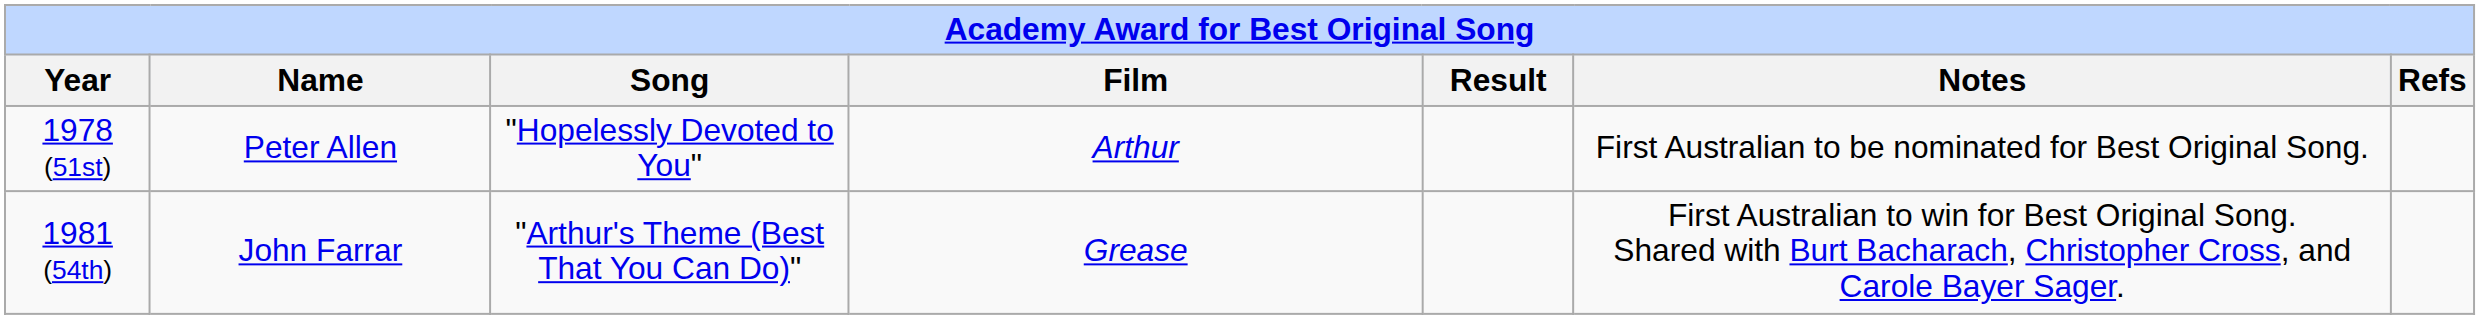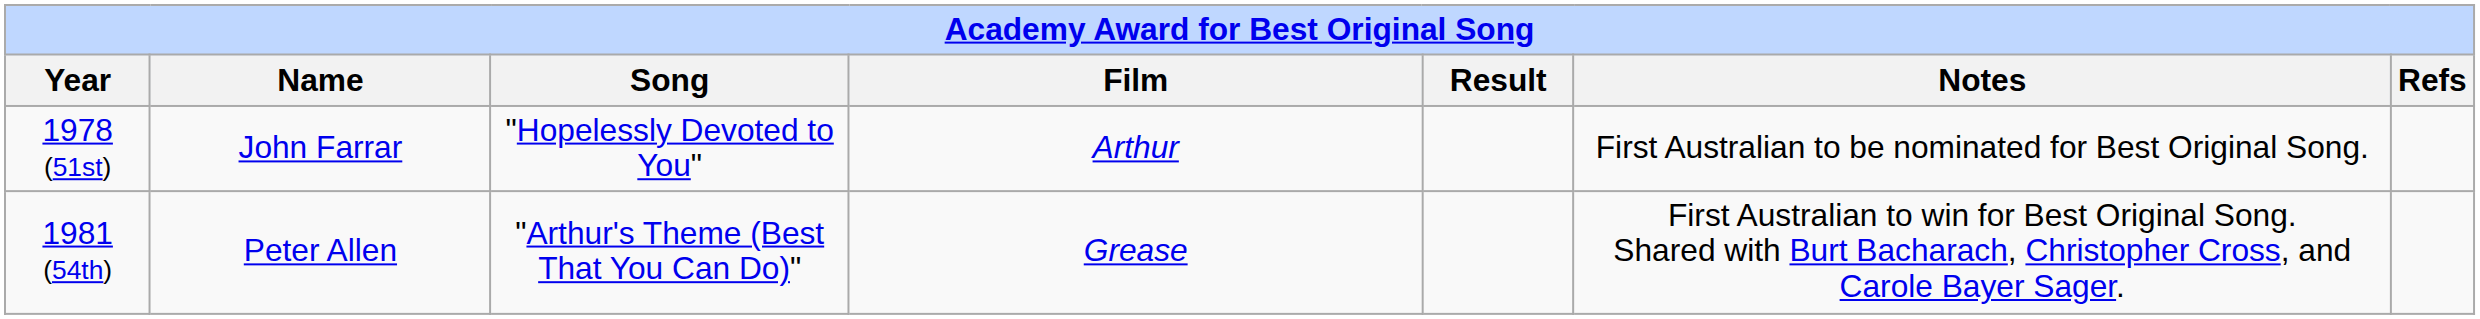(320, 147) Peter Allen -> (320, 147) John Farrar
(320, 251) John Farrar -> (320, 251) Peter Allen
